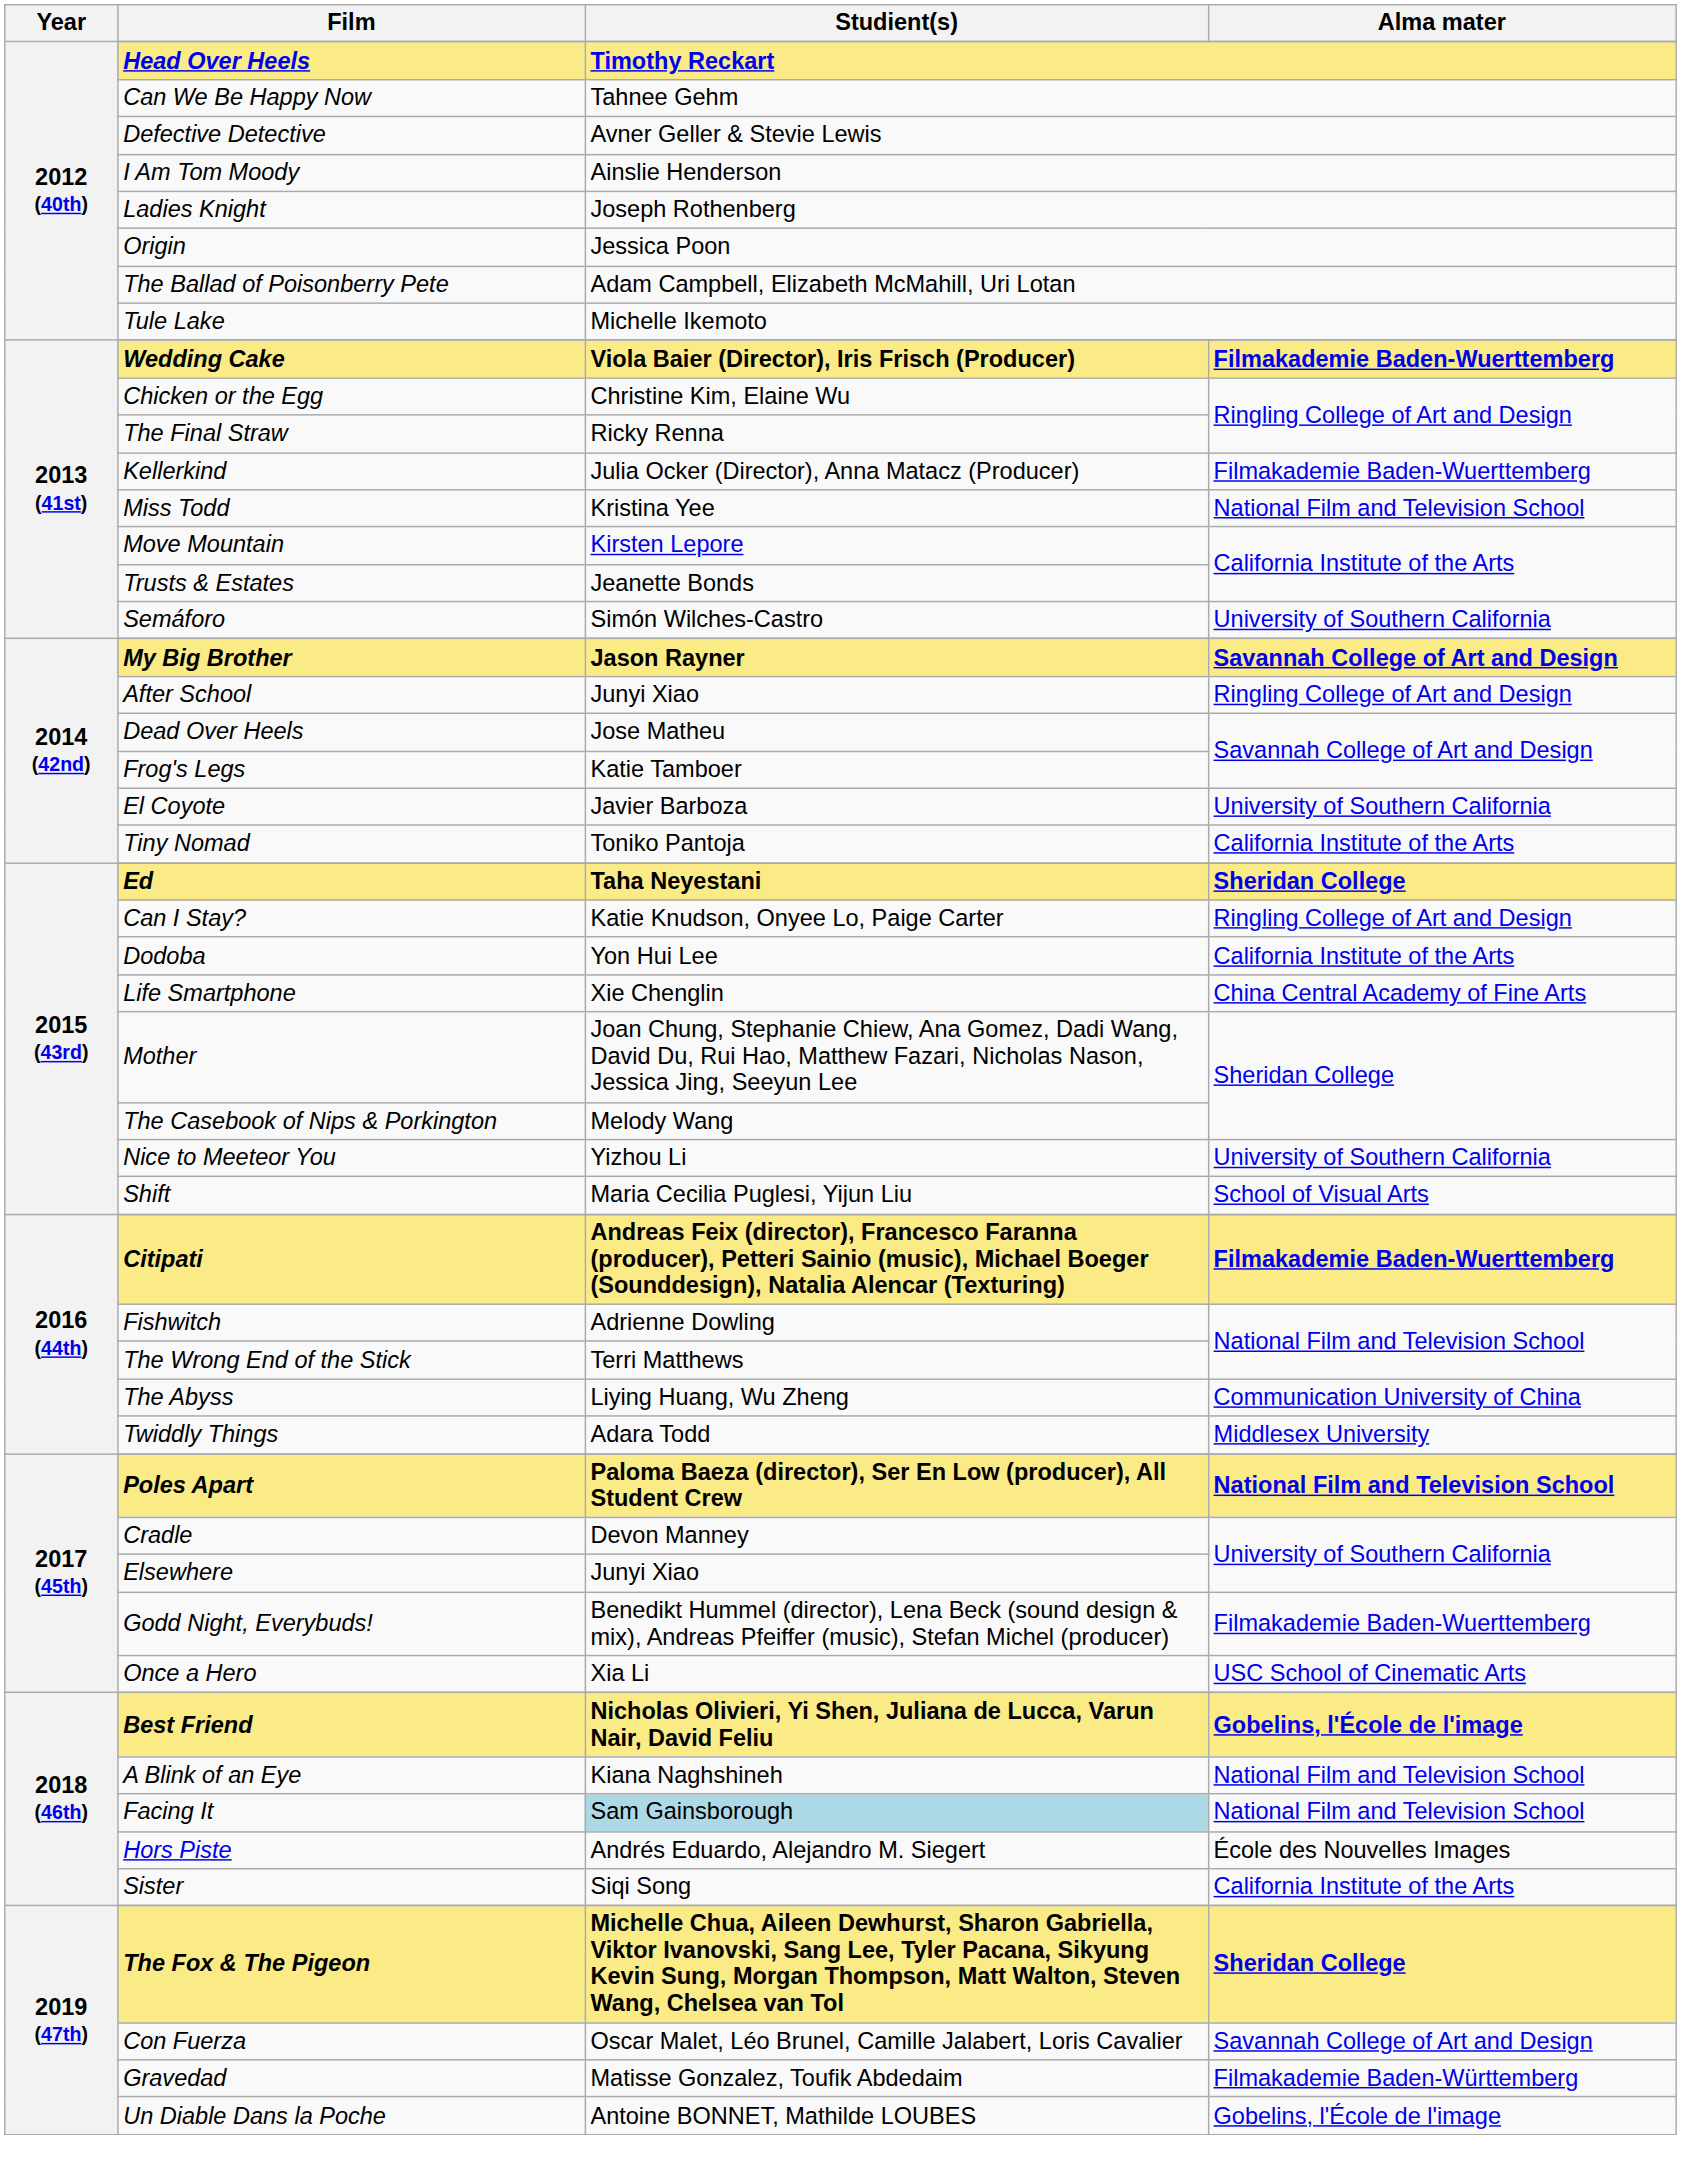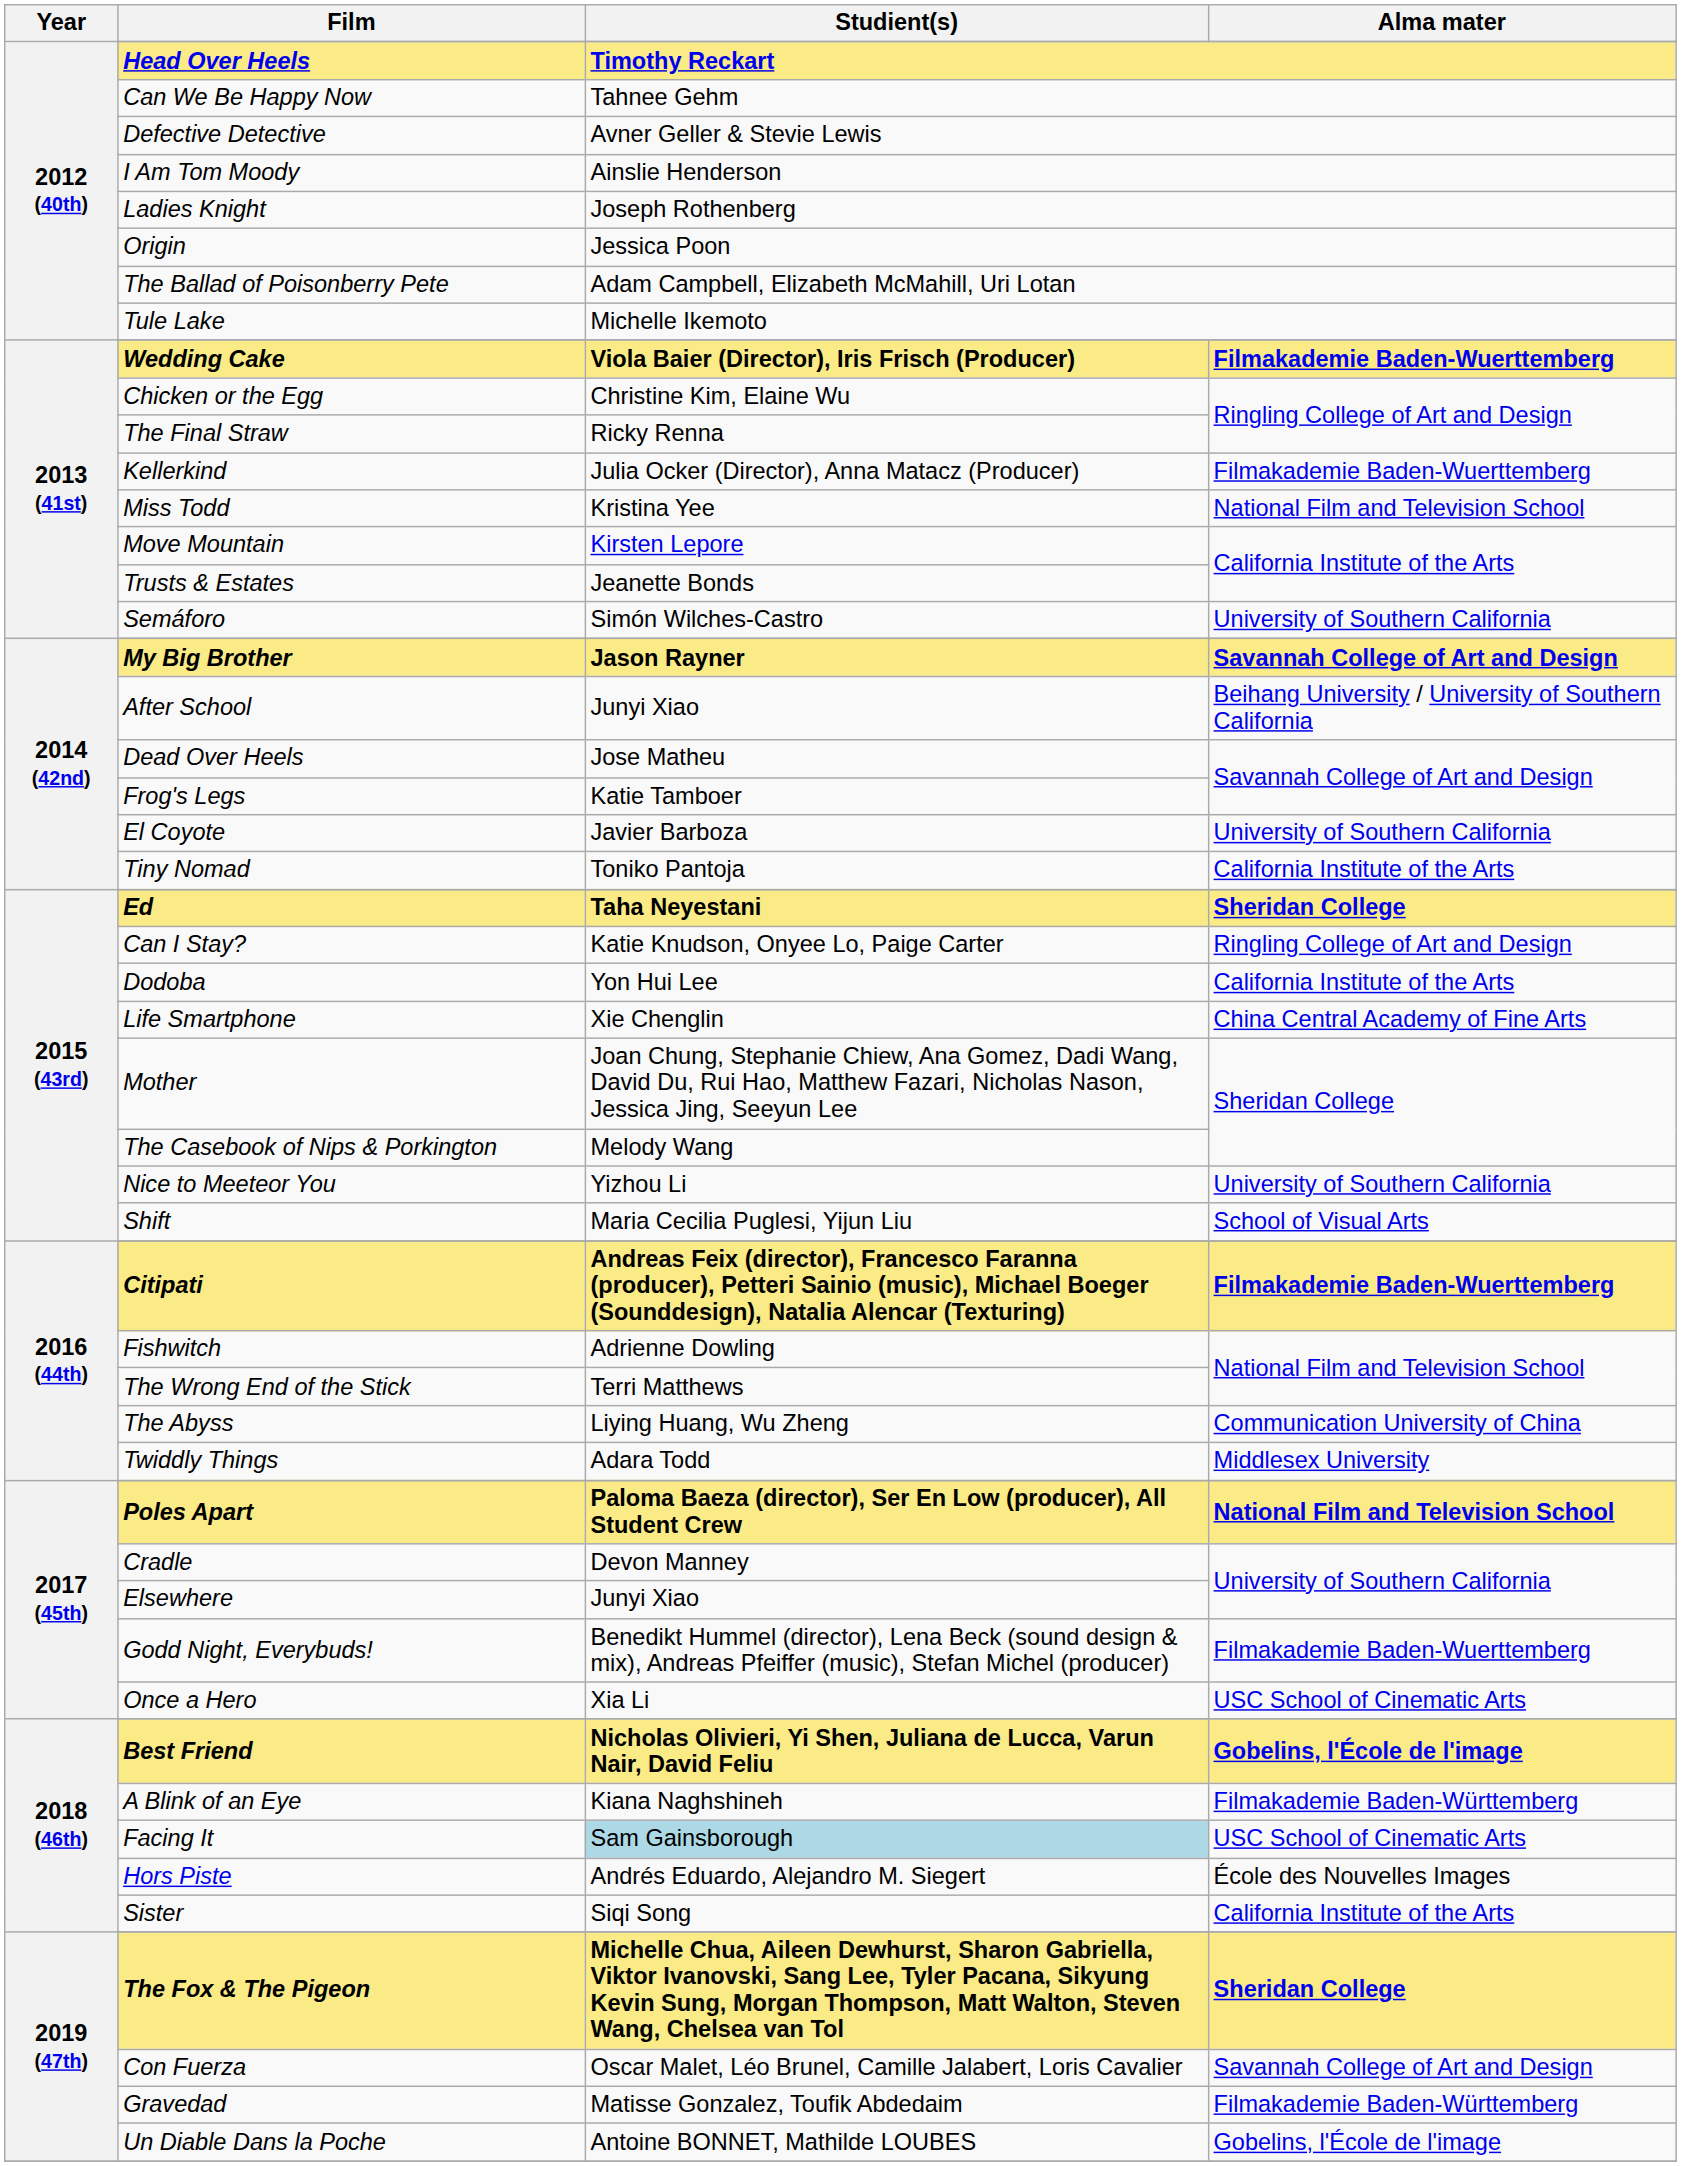(1393, 694) Ringling College of Art and Design -> (1437, 707) Beihang University / University of Southern California
(1399, 1775) National Film and Television School -> (1396, 1801) Filmakademie Baden-Württemberg
(1399, 1812) National Film and Television School -> (1370, 1838) USC School of Cinematic Arts
